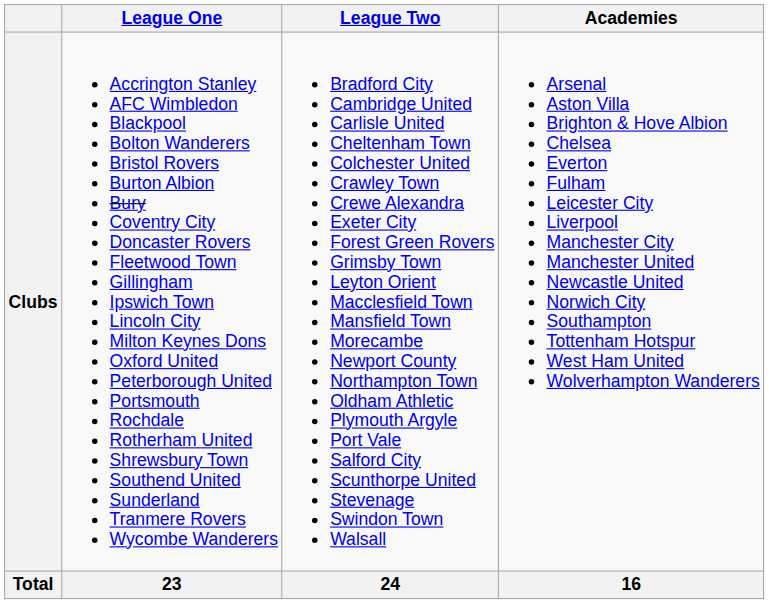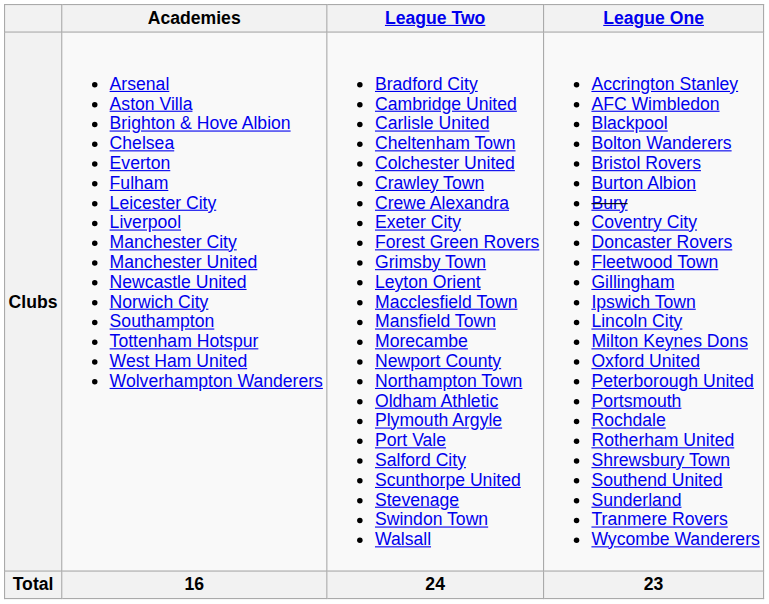columns swapped: (172, 18) <-> (631, 18)
